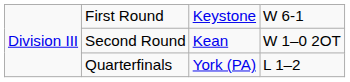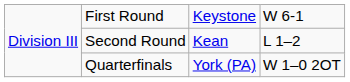(302, 40) W 1–0 2OT -> (282, 40) L 1–2
(282, 64) L 1–2 -> (302, 64) W 1–0 2OT
